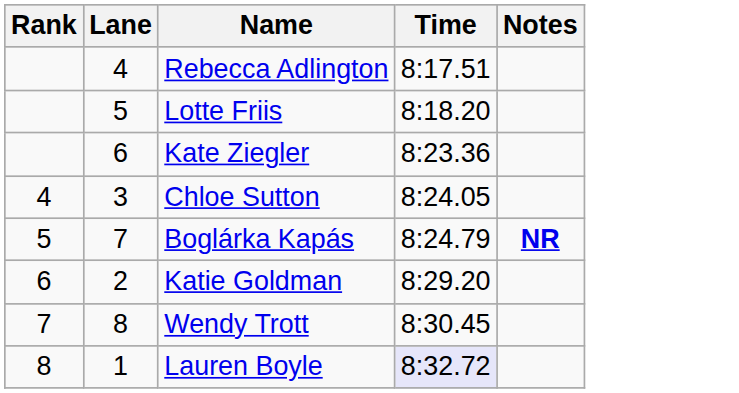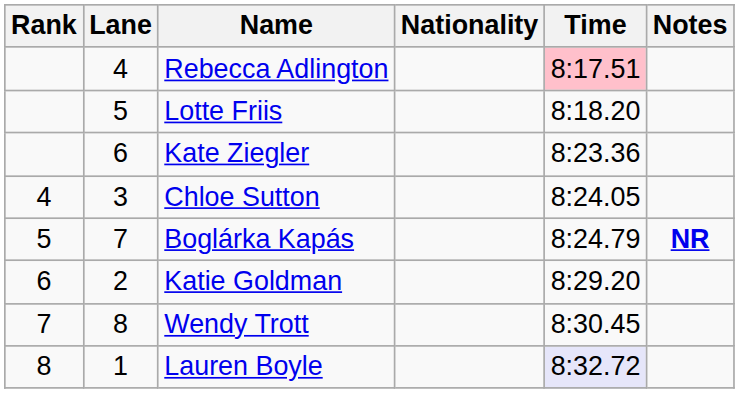+ column: (470, 25)
(446, 68) no background -> (596, 68) pink background
